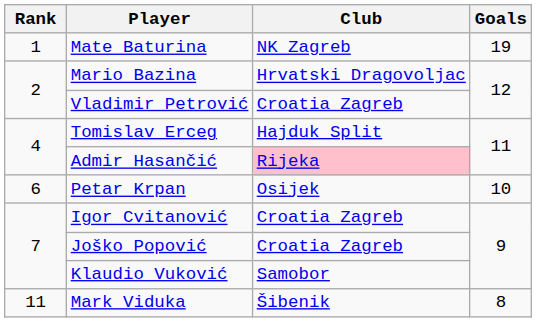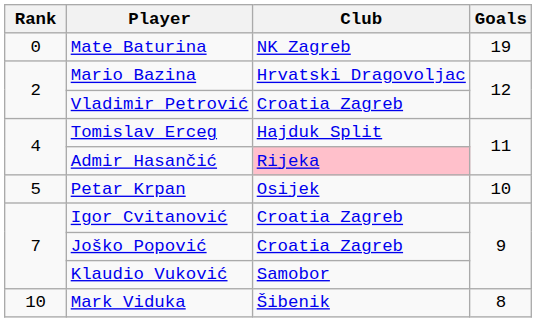(36, 47) 1 -> (36, 47) 0
(36, 189) 6 -> (36, 189) 5
(36, 303) 11 -> (36, 303) 10
